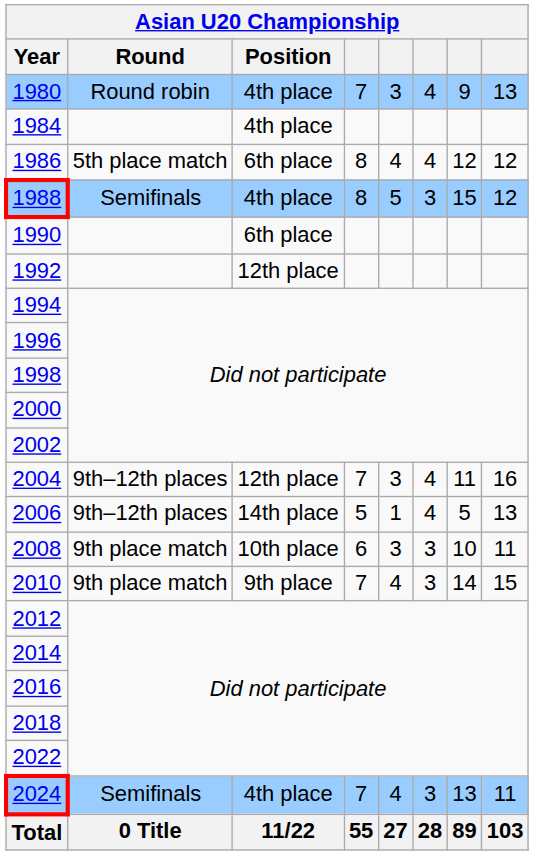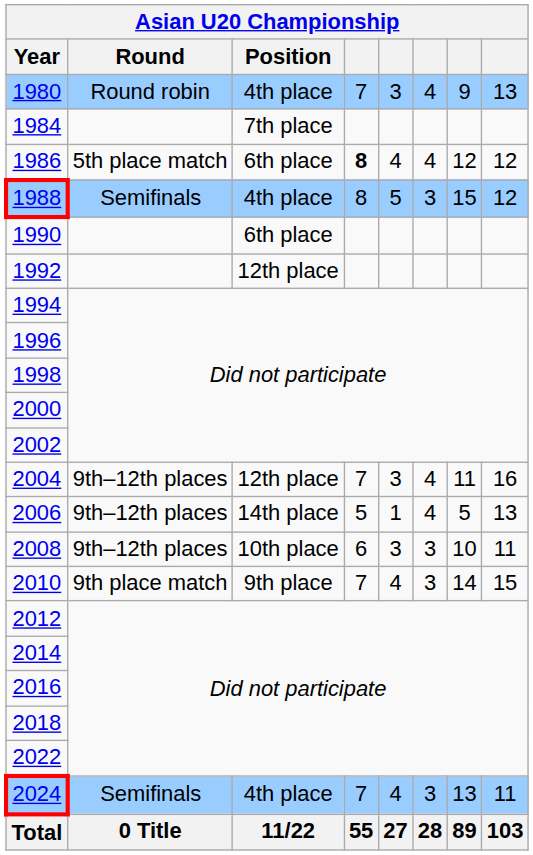(288, 126) 4th place -> (288, 126) 7th place
(361, 161) normal -> (361, 161) bold
(150, 548) 9th place match -> (150, 548) 9th–12th places
